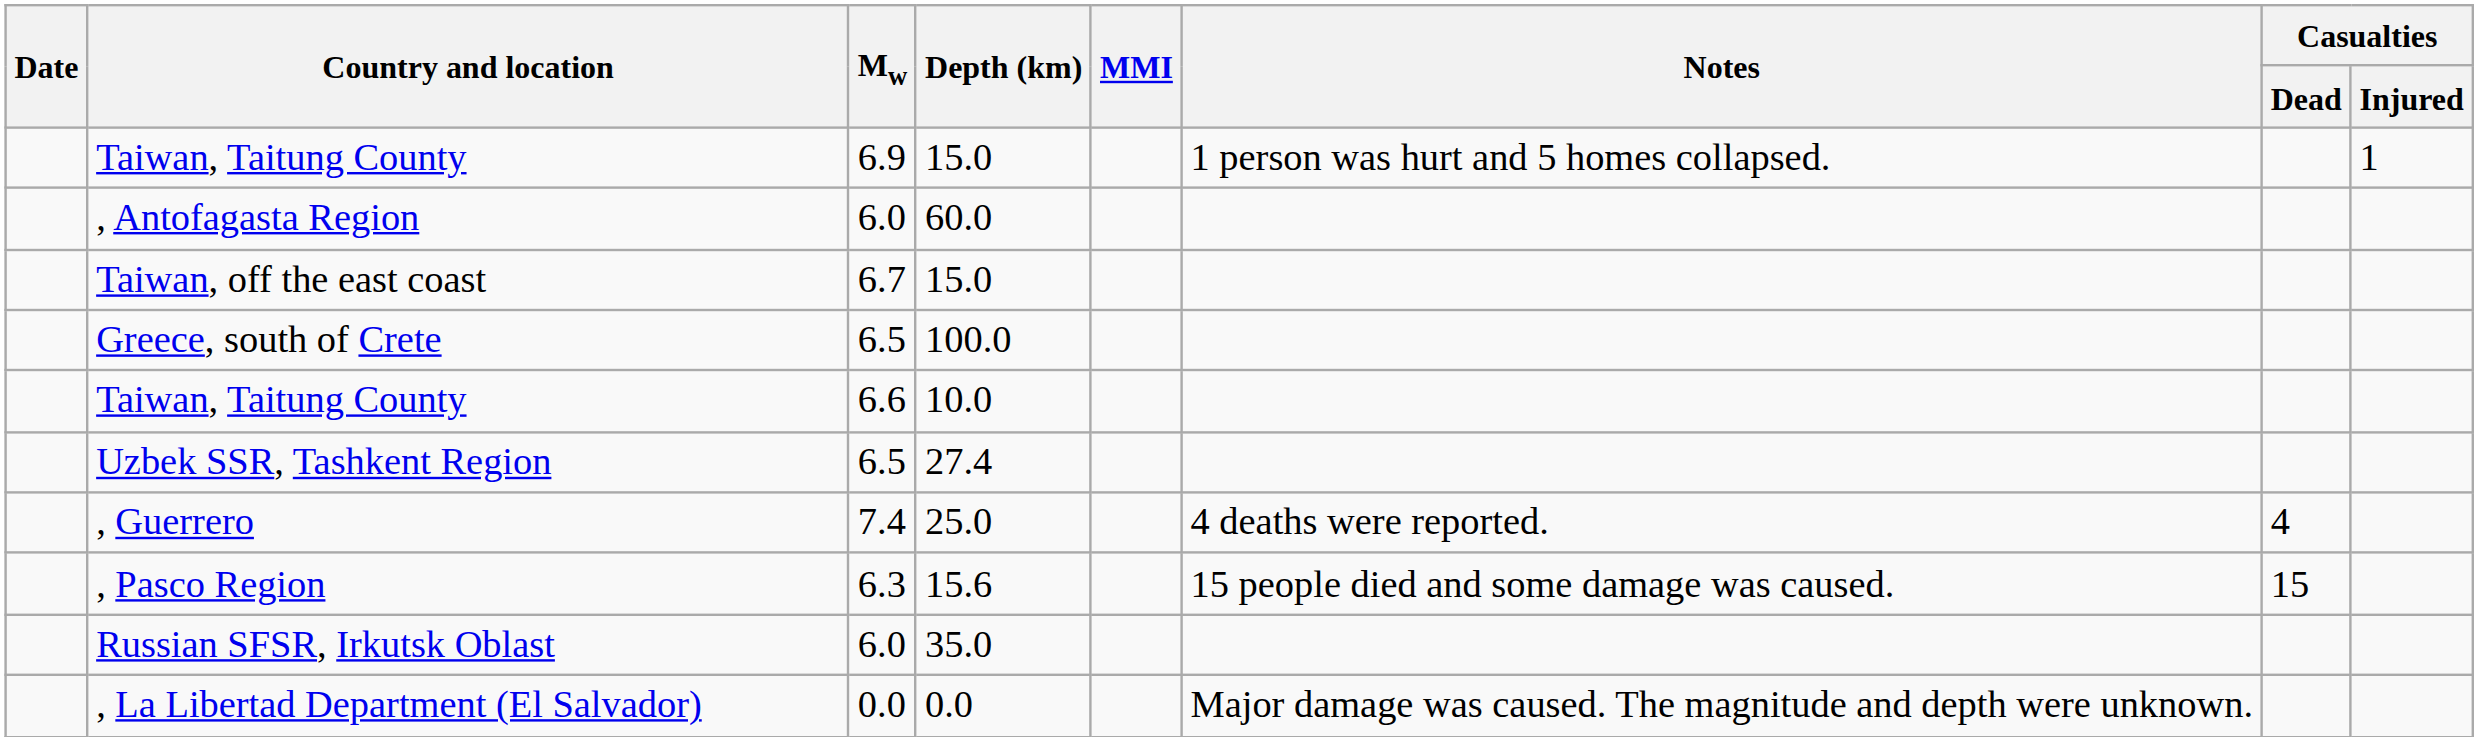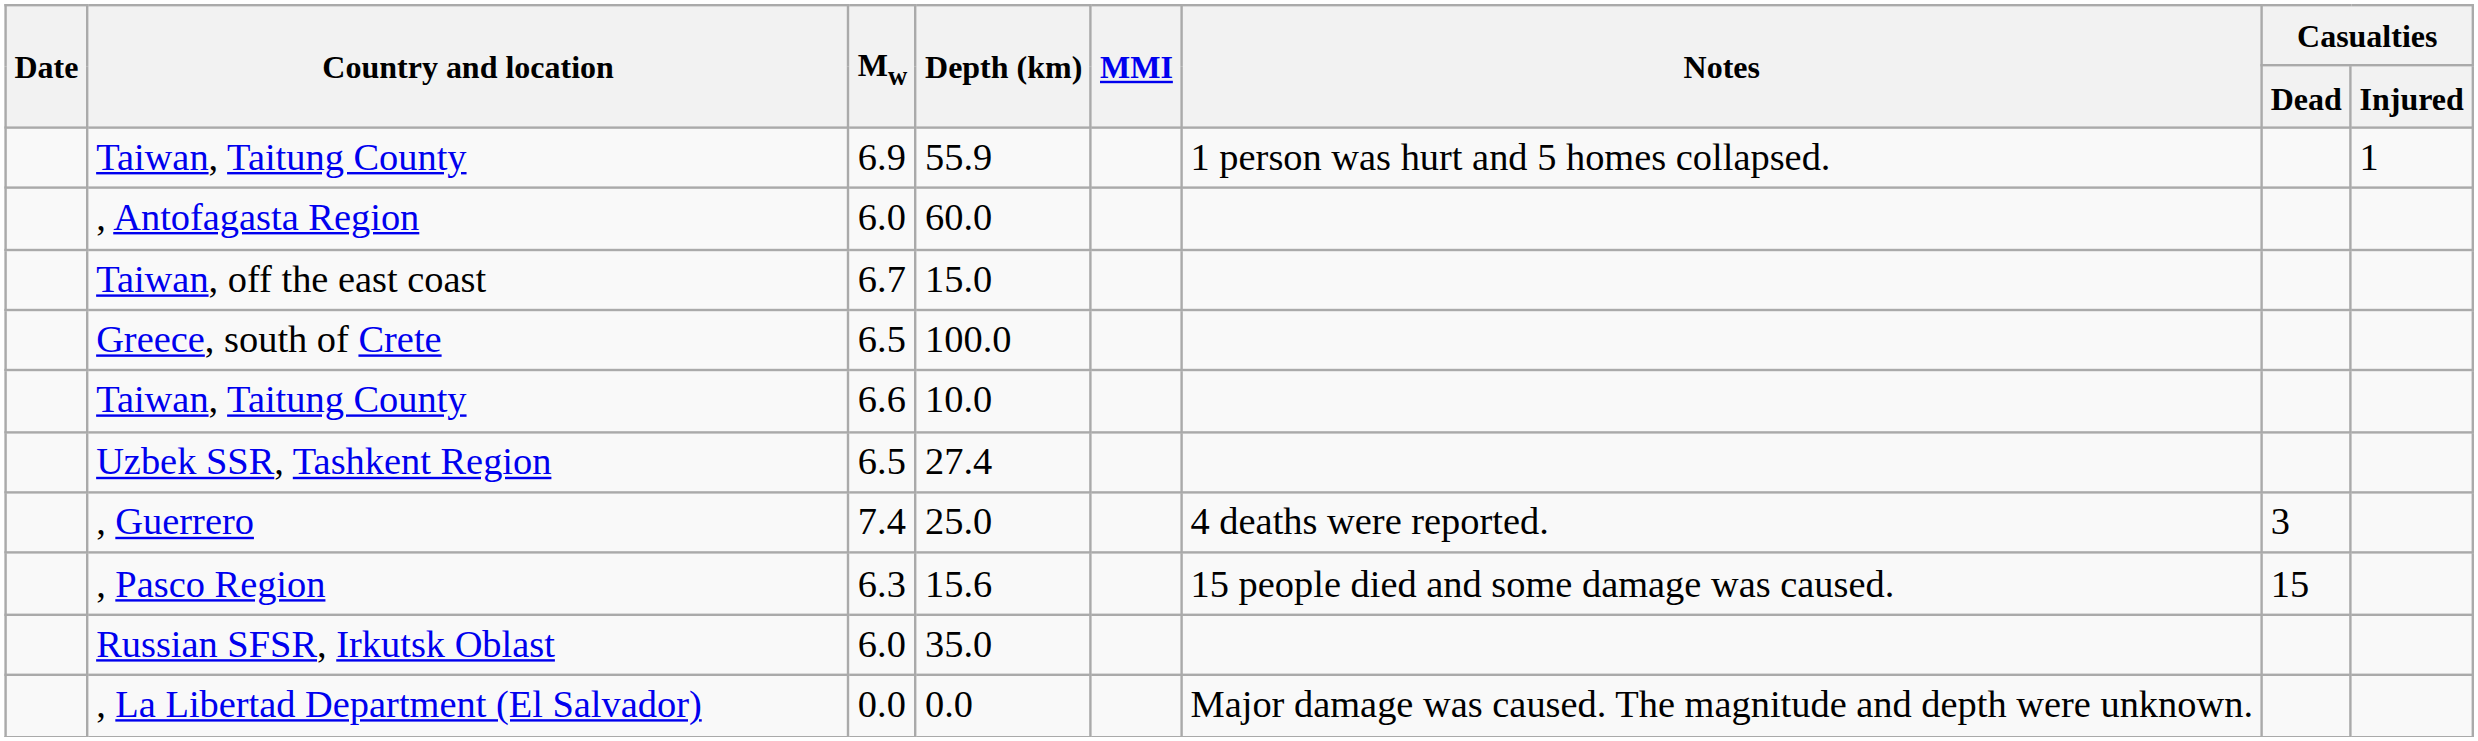(959, 156) 15.0 -> (959, 156) 55.9
(2280, 522) 4 -> (2280, 522) 3
